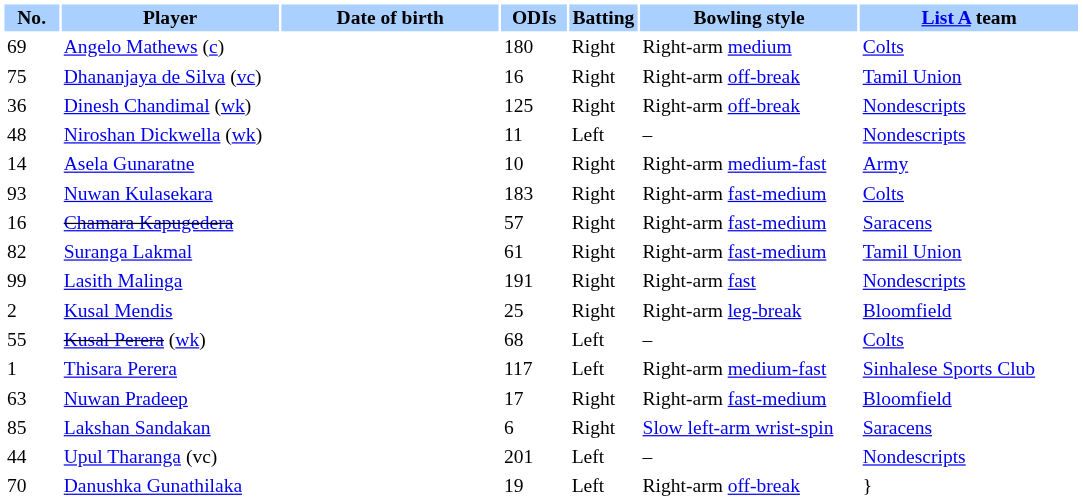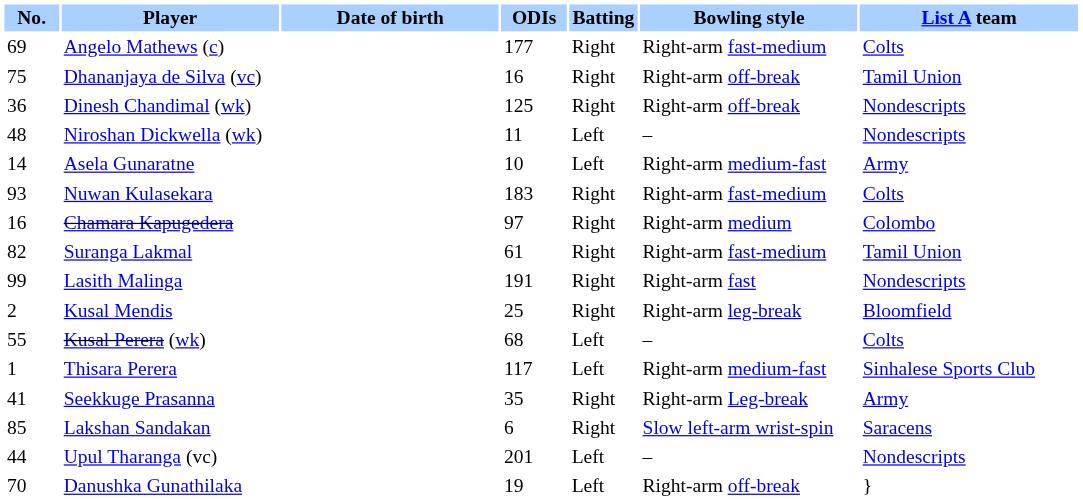(519, 47) 180 -> (519, 47) 177
(717, 47) Right-arm medium -> (734, 47) Right-arm fast-medium
(593, 164) Right -> (588, 164) Left
(514, 222) 57 -> (514, 222) 97
(734, 222) Right-arm fast-medium -> (717, 222) Right-arm medium
(897, 222) Saracens -> (899, 222) Colombo
- row: (126, 398)
+ row: (139, 398)
